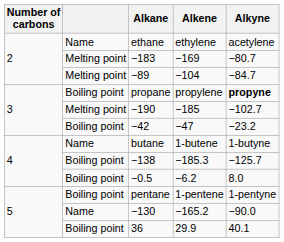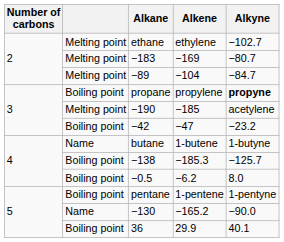(80, 42) Name -> (96, 42) Melting point
(252, 42) acetylene -> (245, 42) −102.7
(245, 110) −102.7 -> (252, 110) acetylene
